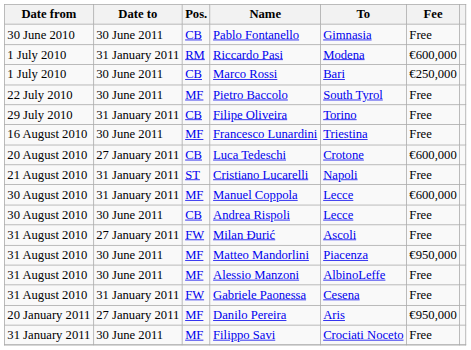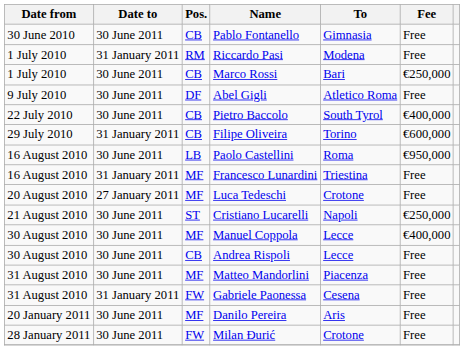(433, 54) €600,000 -> (414, 54) Free
+ row: (37, 94)
(194, 94) MF -> (194, 114) CB
(421, 94) Free -> (427, 114) €400,000
(421, 114) Free -> (427, 134) €600,000
+ row: (47, 154)
(130, 134) 30 June 2011 -> (138, 174) 31 January 2011
(194, 154) CB -> (194, 194) MF
(433, 154) €600,000 -> (414, 194) Free
(138, 174) 31 January 2011 -> (130, 214) 30 June 2011
(421, 174) Free -> (427, 214) €250,000
(138, 194) 31 January 2011 -> (130, 235) 30 June 2011
(433, 194) €600,000 -> (427, 235) €400,000
- row: (47, 235)
(433, 255) €950,000 -> (414, 275) Free
- row: (47, 275)
(138, 315) 27 January 2011 -> (130, 315) 30 June 2011
(433, 315) €950,000 -> (414, 315) Free
+ row: (49, 335)
- row: (49, 335)
